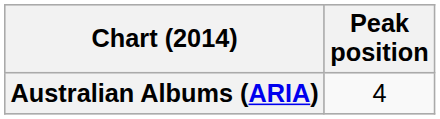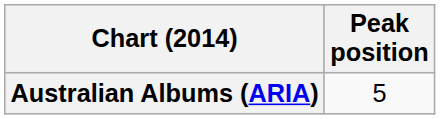(379, 93) 4 -> (379, 93) 5
